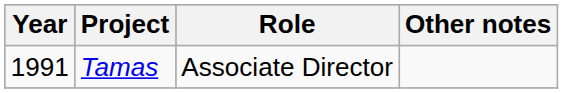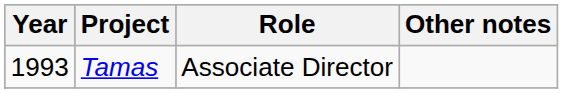(40, 66) 1991 -> (40, 66) 1993
